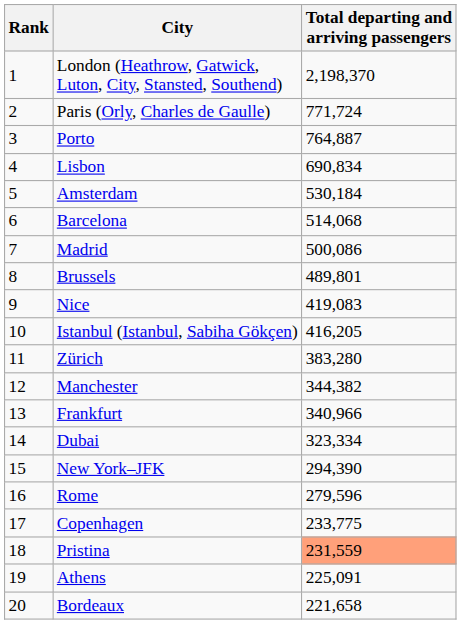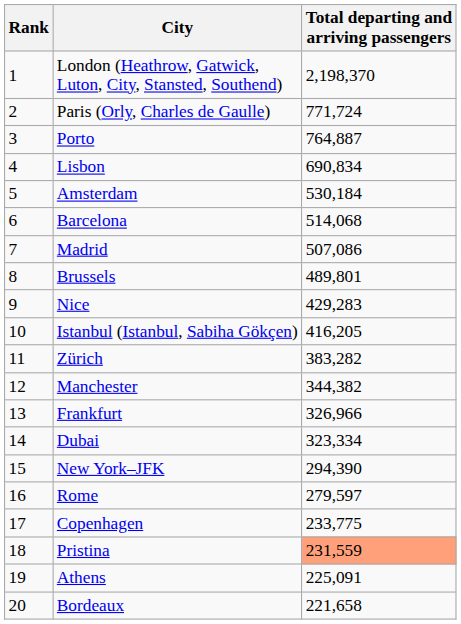(334, 248) 500,086 -> (334, 248) 507,086
(334, 303) 419,083 -> (334, 303) 429,283
(334, 358) 383,280 -> (334, 358) 383,282
(334, 413) 340,966 -> (334, 413) 326,966
(334, 495) 279,596 -> (334, 495) 279,597
